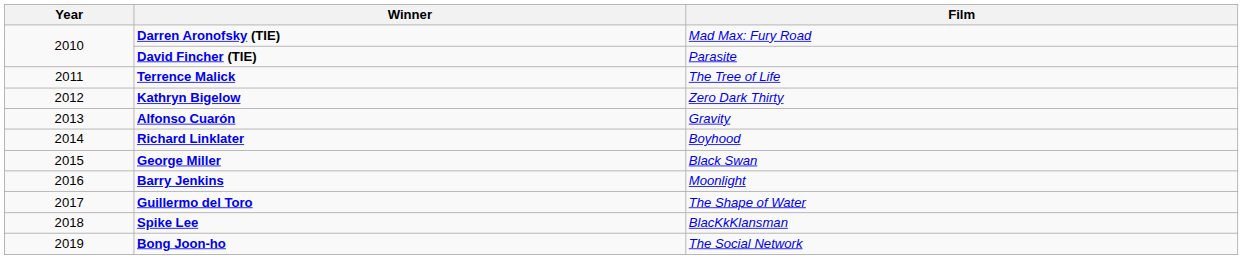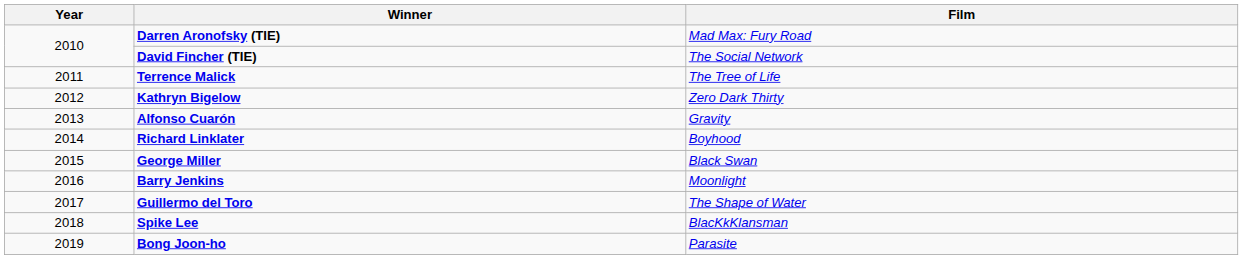(713, 56) Parasite -> (746, 56) The Social Network
(746, 243) The Social Network -> (713, 243) Parasite
